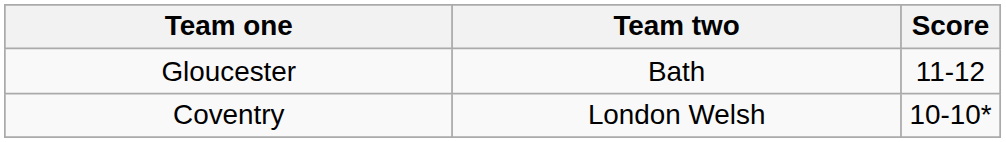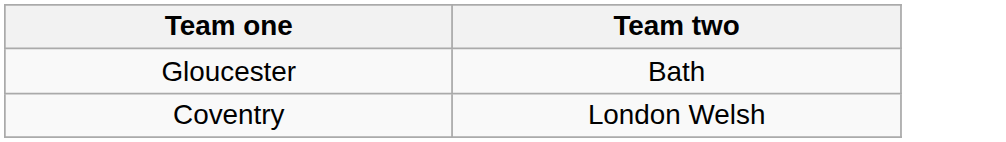- column: (950, 26)
